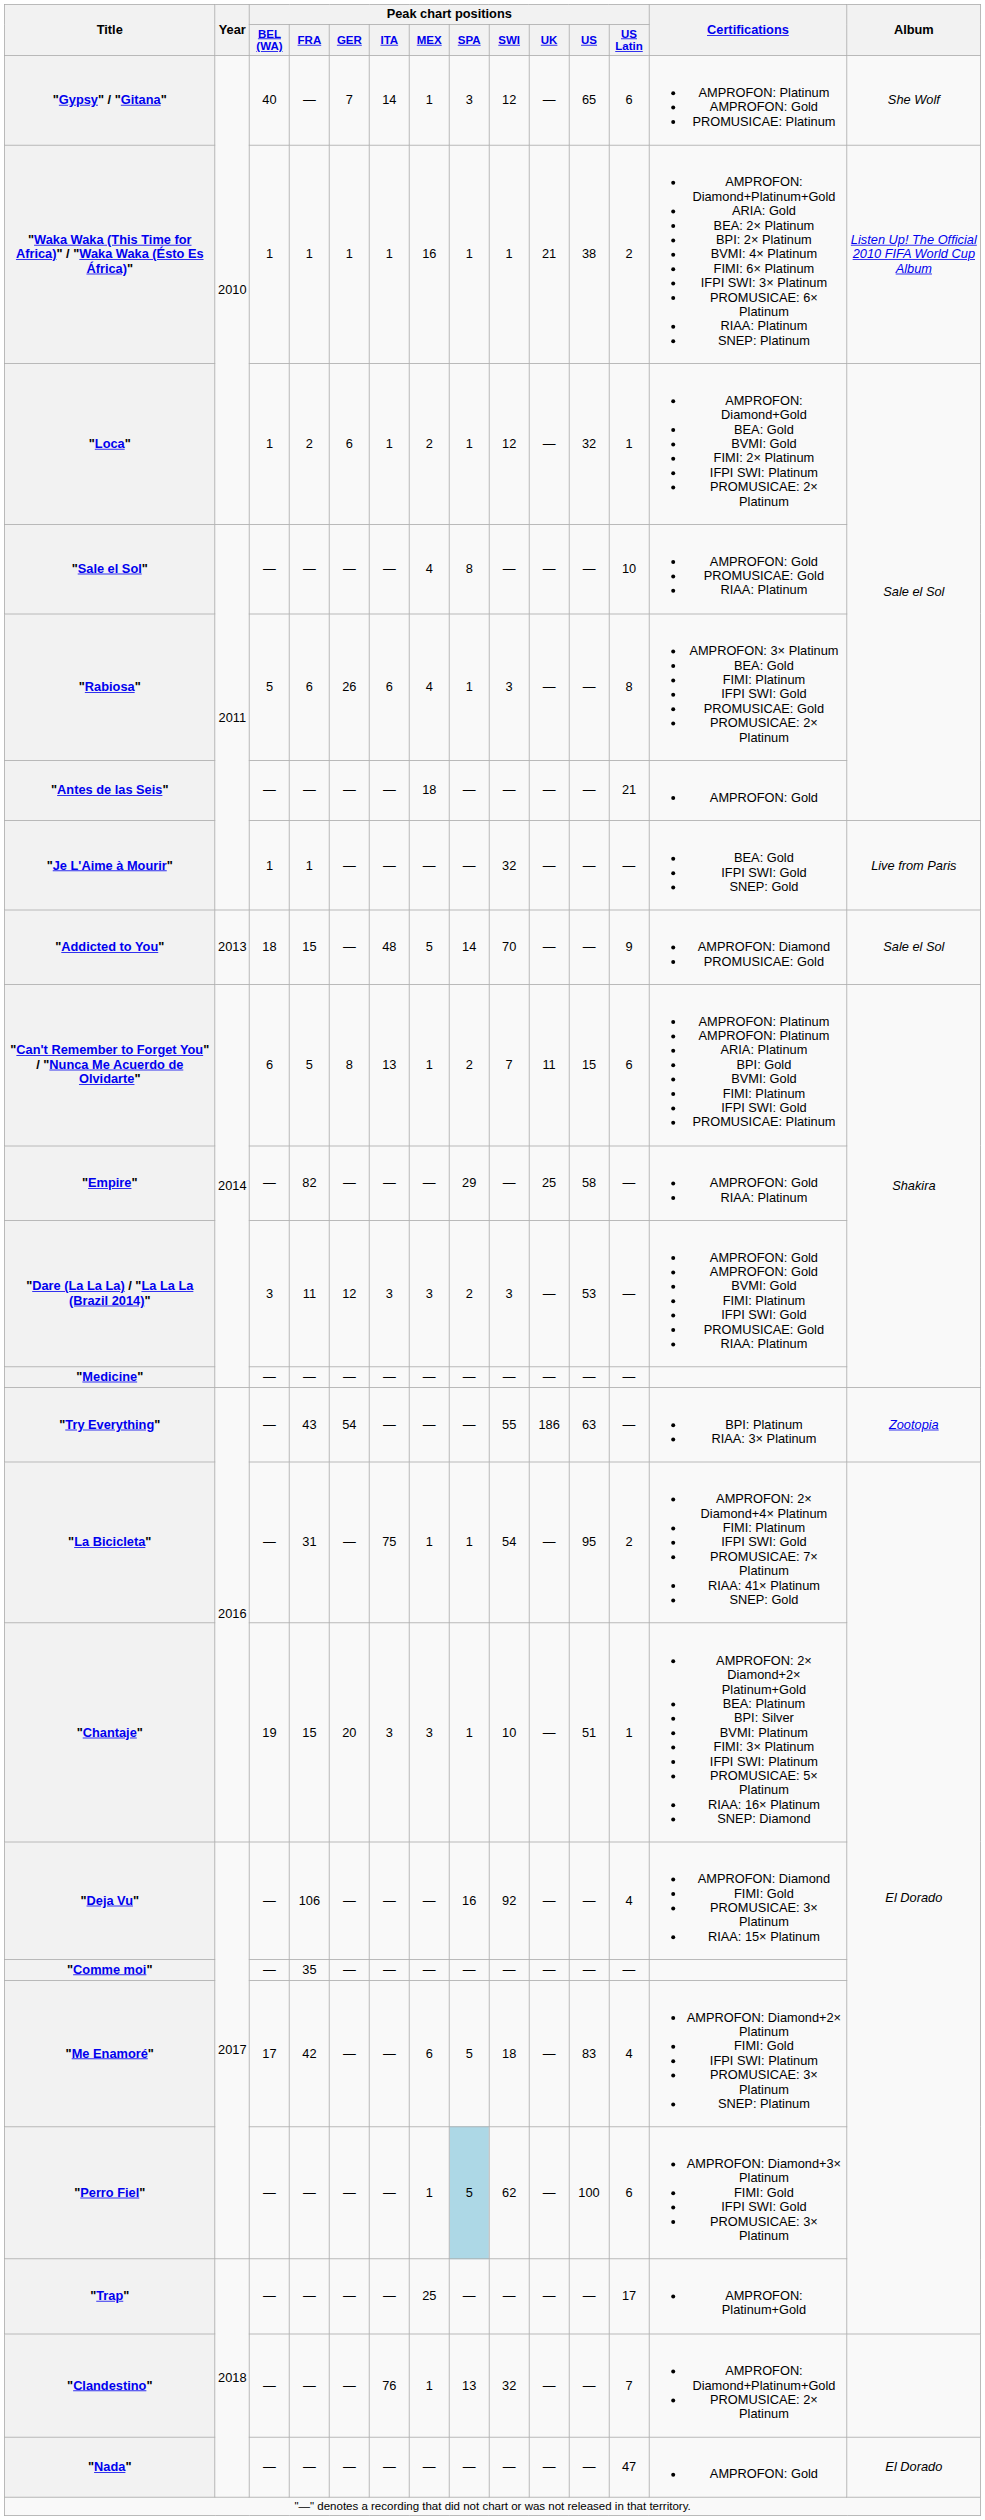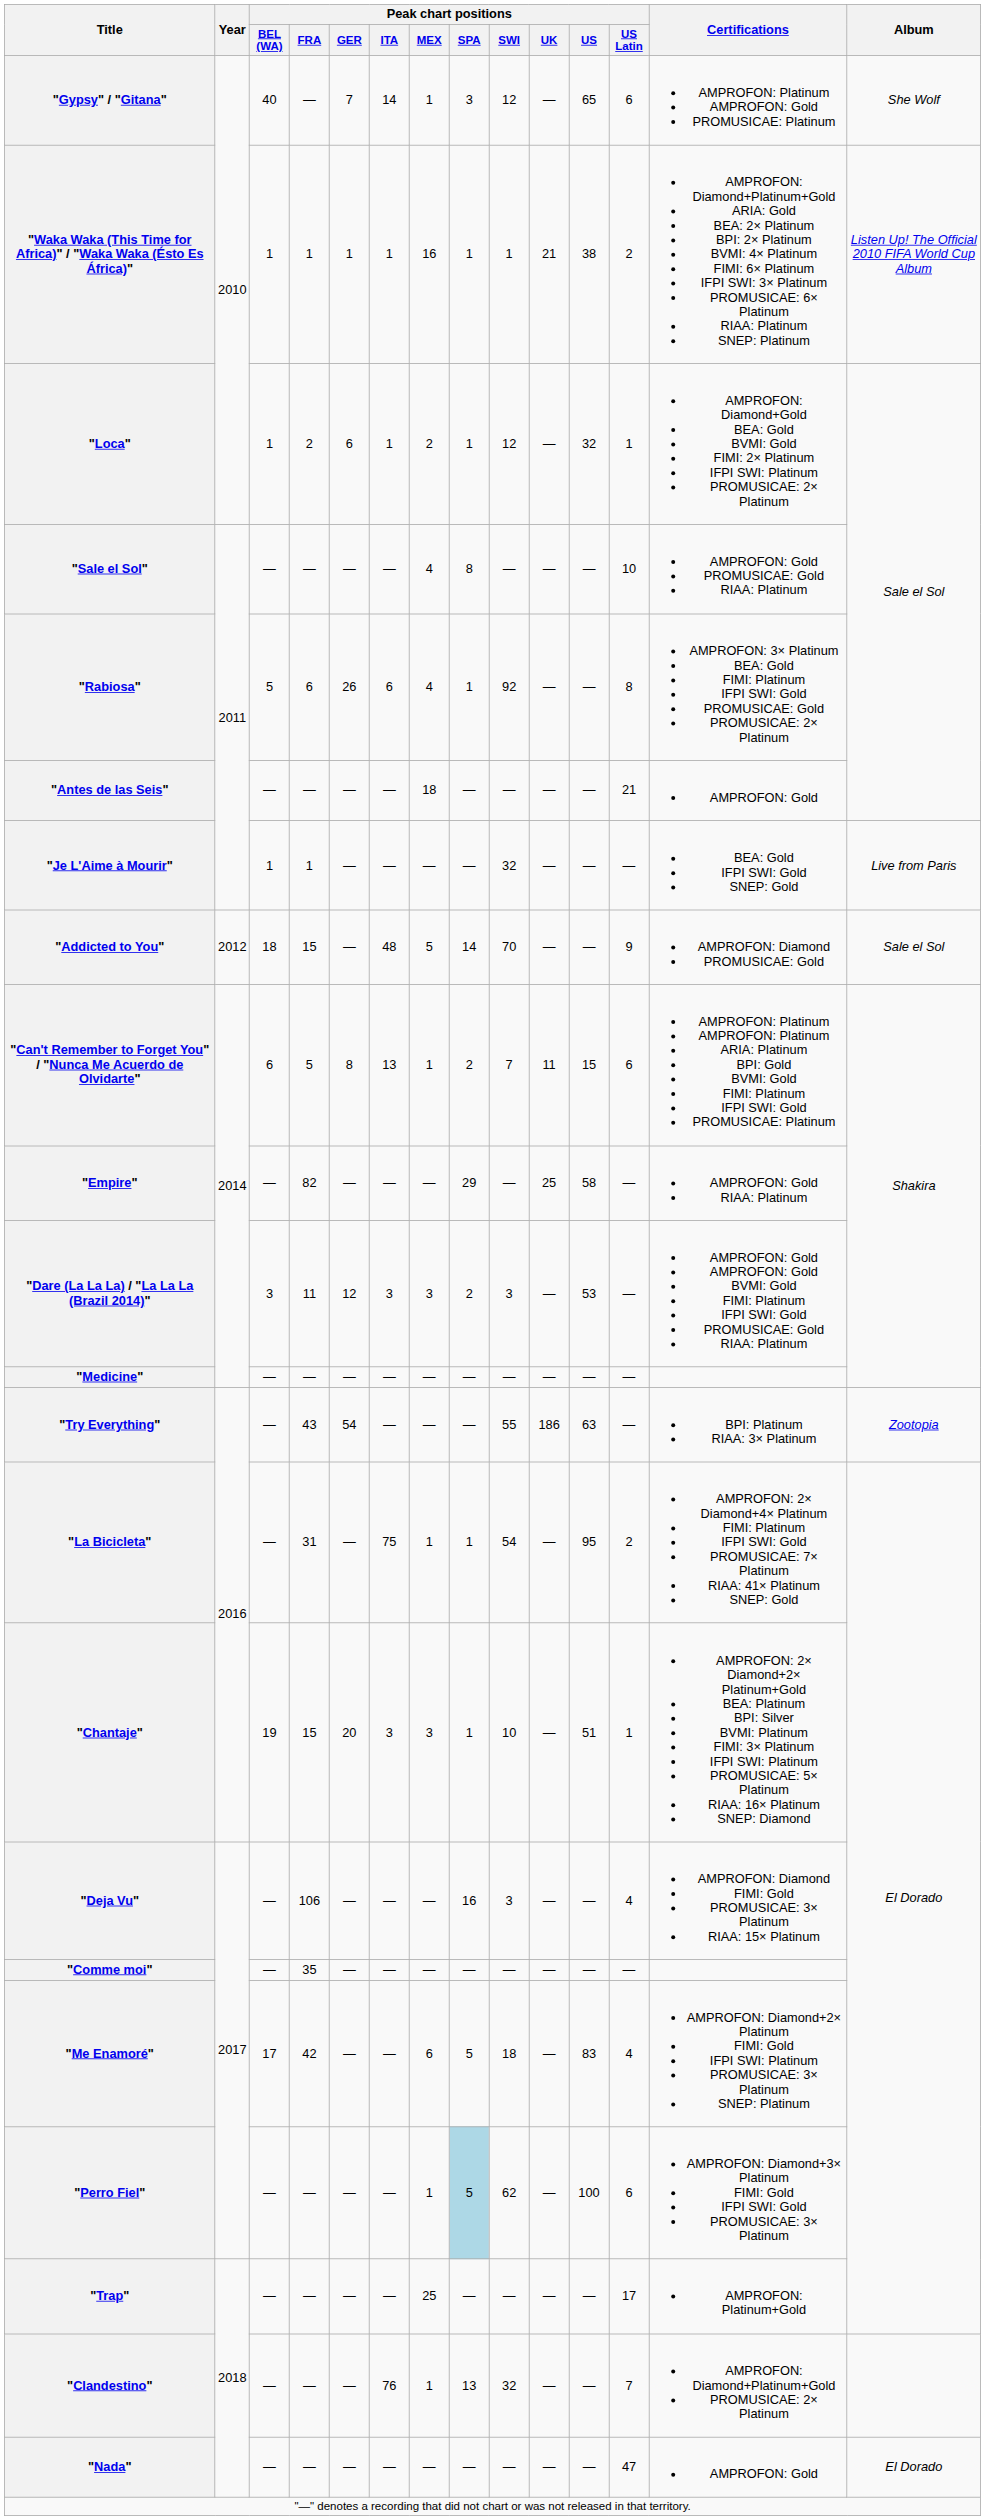(509, 687) 3 -> (509, 687) 92
(232, 947) 2013 -> (232, 947) 2012
(509, 1900) 92 -> (509, 1900) 3
